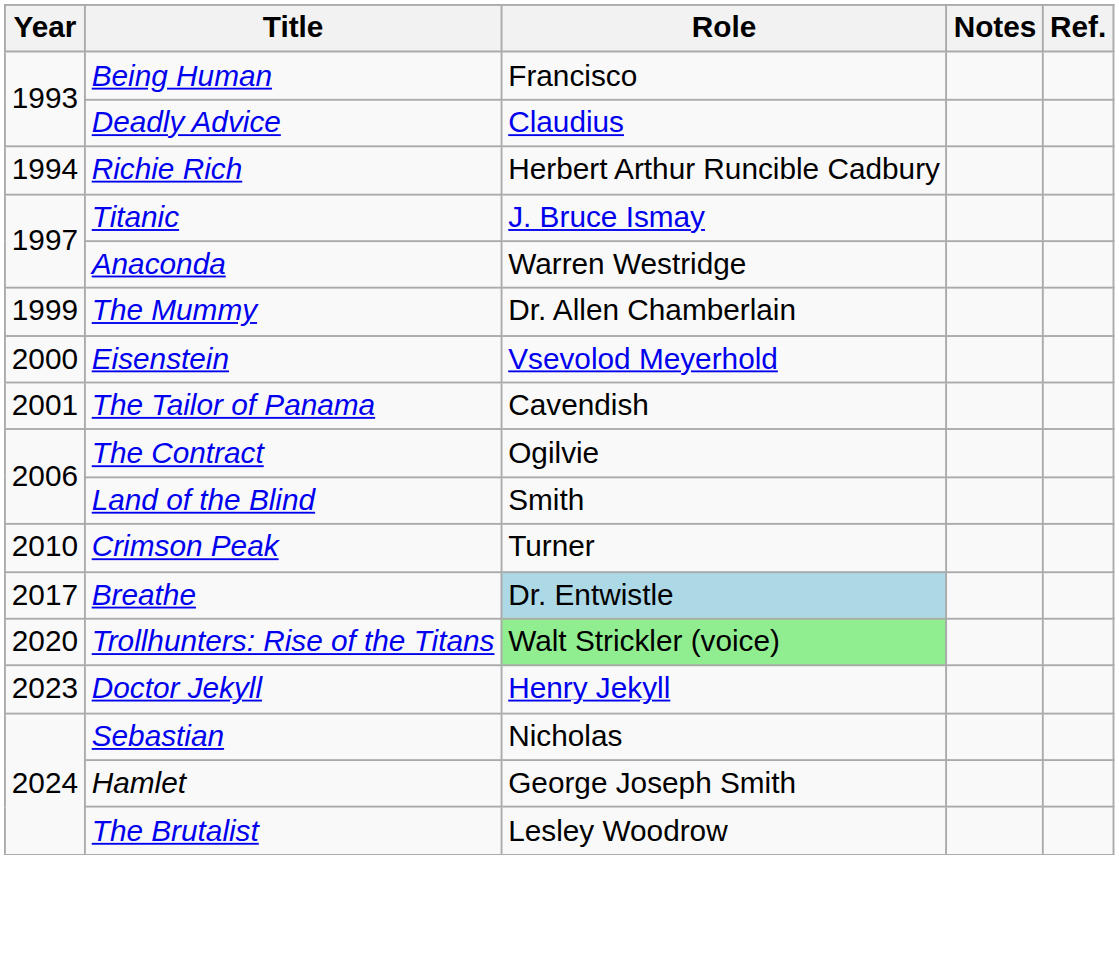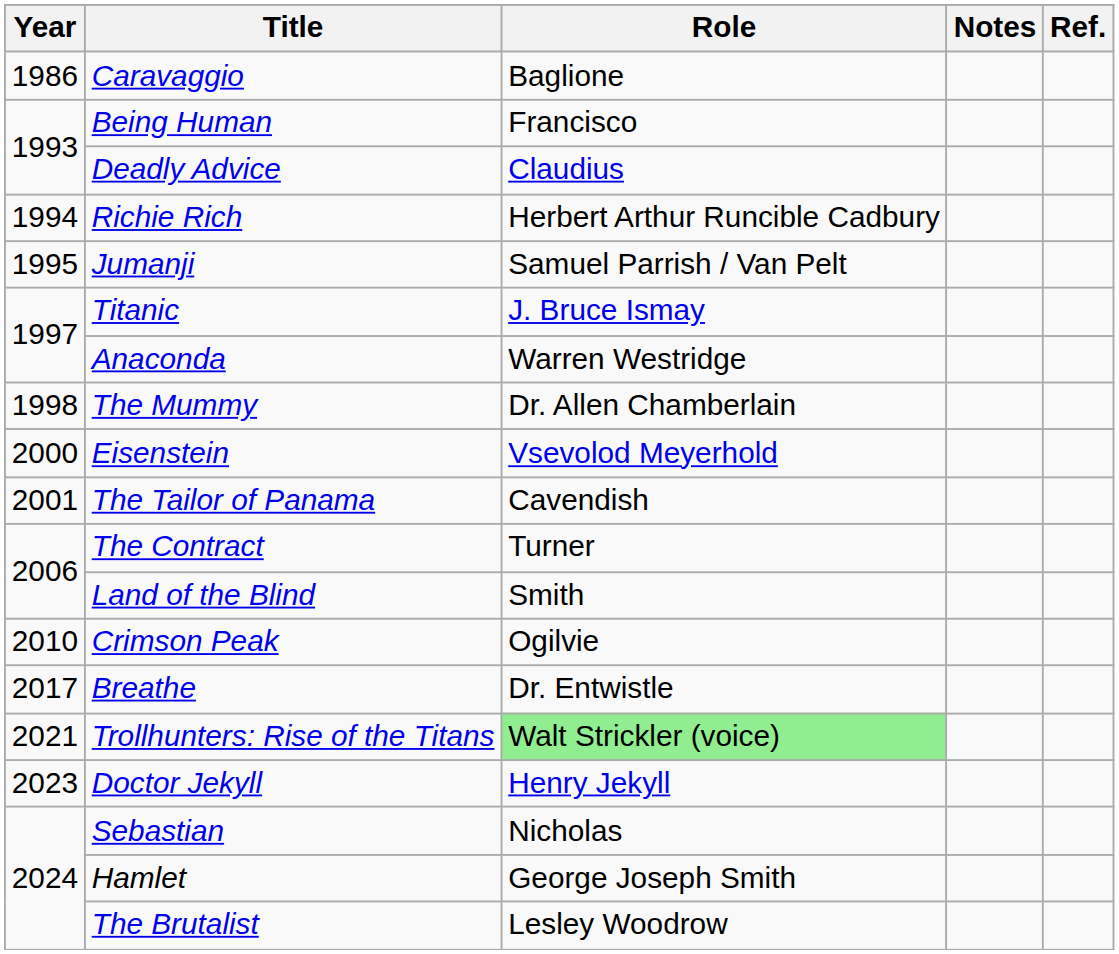+ row: (168, 75)
+ row: (143, 264)
(45, 311) 1999 -> (45, 405) 1998
(554, 452) Ogilvie -> (551, 547) Turner
(551, 547) Turner -> (554, 641) Ogilvie
(591, 594) lightblue background -> (591, 688) no background
(45, 641) 2020 -> (45, 736) 2021
